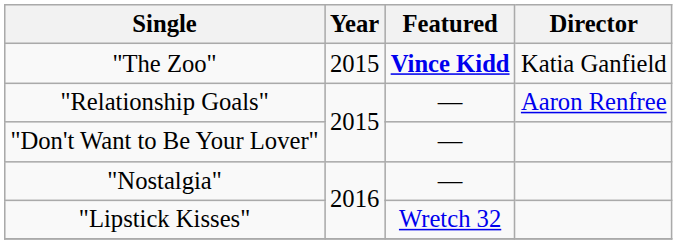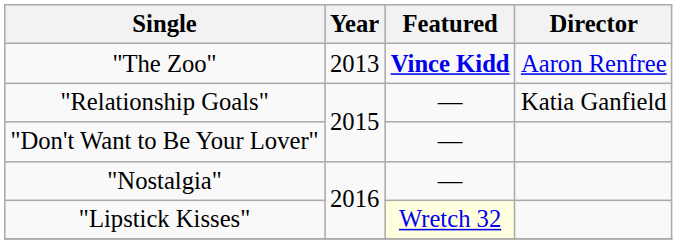(355, 63) 2015 -> (355, 63) 2013
(594, 63) Katia Ganfield -> (594, 63) Aaron Renfree
(594, 102) Aaron Renfree -> (594, 102) Katia Ganfield
(450, 219) no background -> (450, 219) lightyellow background
